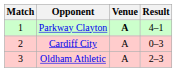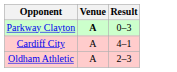- column: (20, 12)
(156, 28) 4–1 -> (124, 28) 0–3
(156, 43) 0–3 -> (124, 43) 4–1
